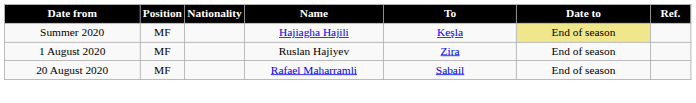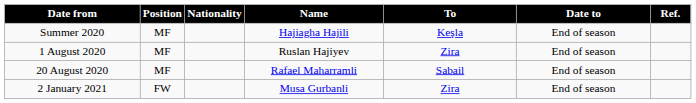(583, 33) khaki background -> (583, 33) no background
+ row: (72, 89)
